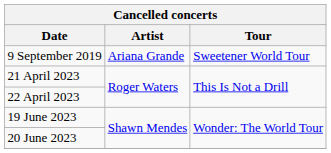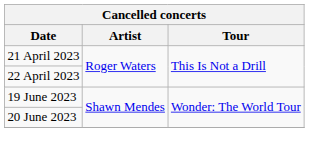- row: (55, 55)
